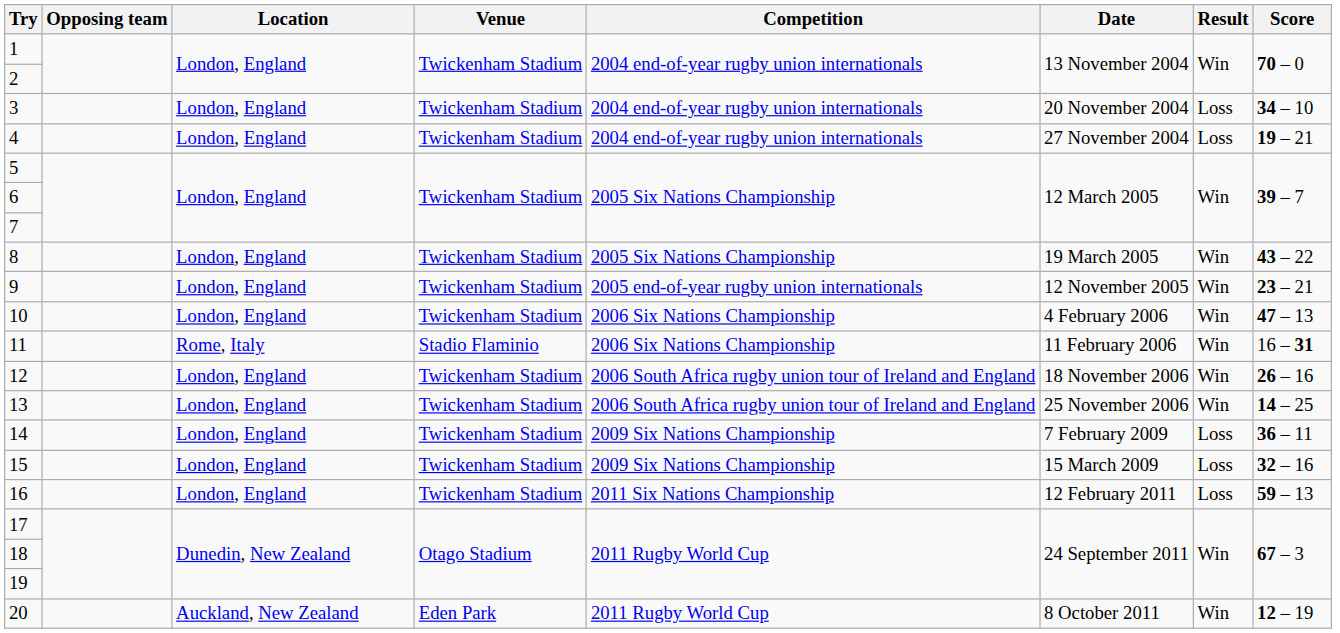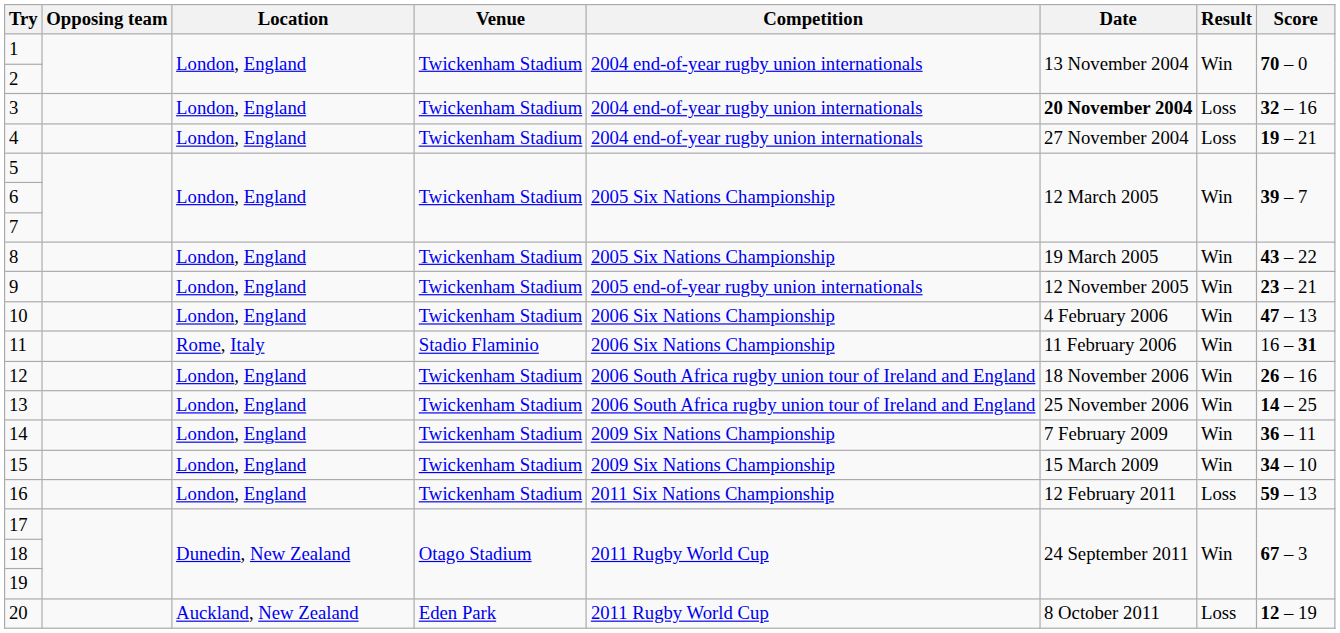(1116, 108) normal -> (1118, 108) bold
(1285, 108) 34 – 10 -> (1289, 108) 32 – 16
(1215, 434) Loss -> (1217, 434) Win
(1215, 464) Loss -> (1217, 464) Win
(1285, 464) 32 – 16 -> (1289, 464) 34 – 10
(1213, 613) Win -> (1219, 613) Loss
